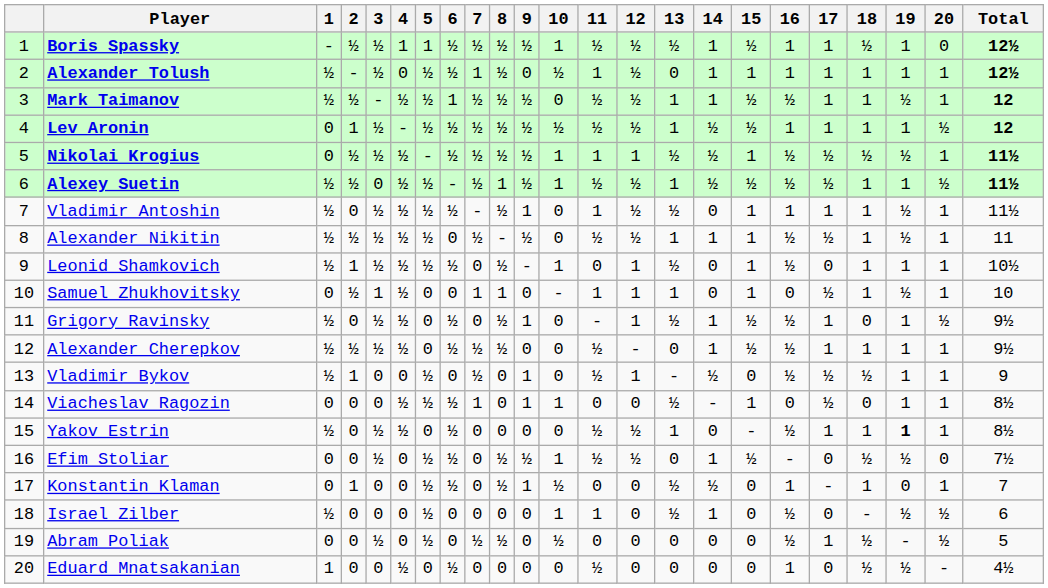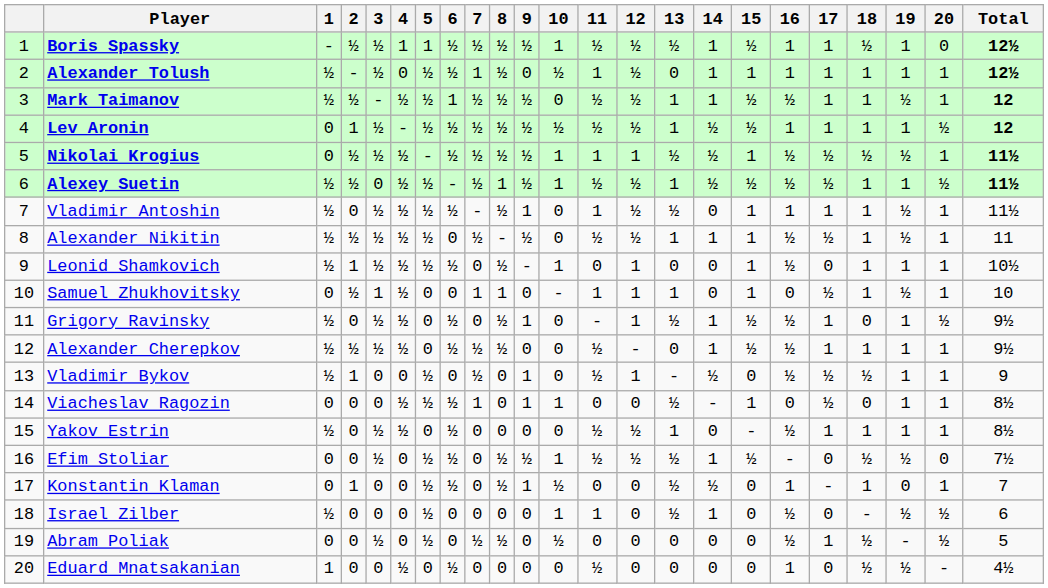(674, 266) ½ -> (674, 266) 0
(905, 432) bold -> (905, 432) normal
(674, 459) 0 -> (674, 459) ½
